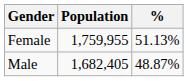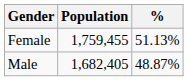(100, 40) 1,759,955 -> (100, 40) 1,759,455
